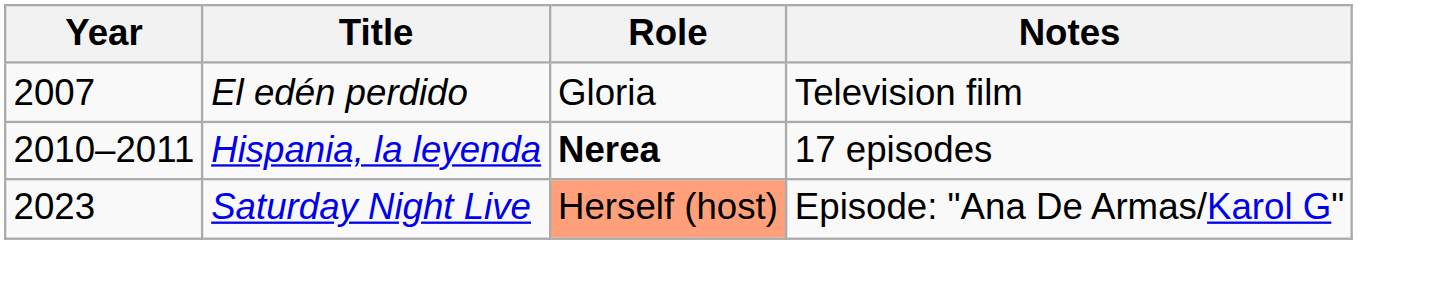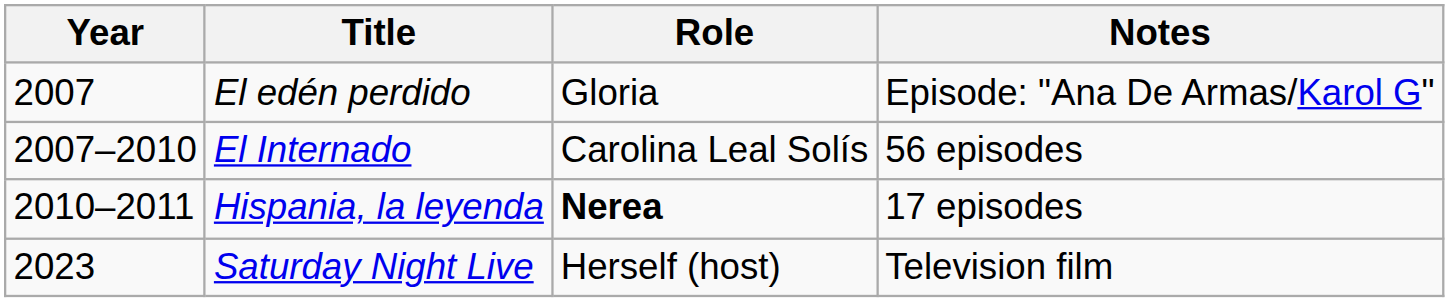(909, 91) Television film -> (1160, 91) Episode: "Ana De Armas/Karol G"
+ row: (313, 149)
(668, 207) lightsalmon background -> (671, 265) no background
(1070, 207) Episode: "Ana De Armas/Karol G" -> (999, 265) Television film
